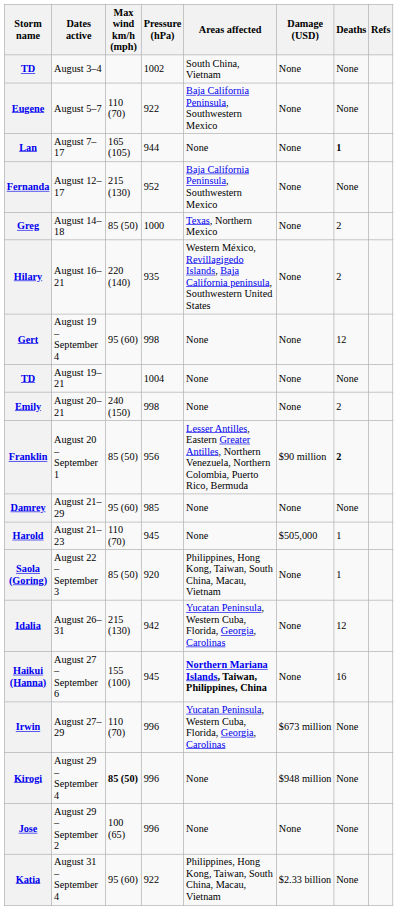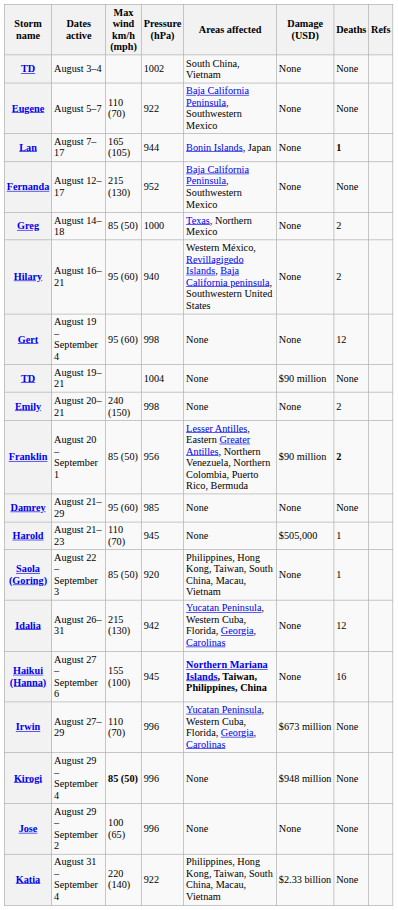(197, 147) None -> (229, 147) Bonin Islands, Japan
(119, 277) 220 (140) -> (123, 277) 95 (60)
(151, 277) 935 -> (151, 277) 940
(290, 378) None -> (303, 378) $90 million
(123, 879) 95 (60) -> (119, 879) 220 (140)
